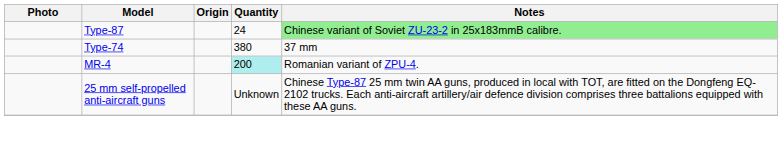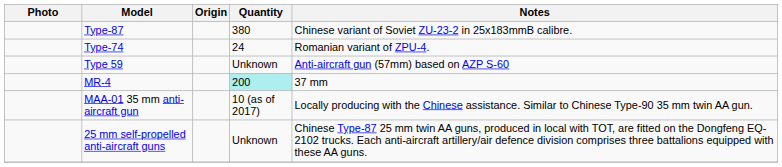(240, 30) 24 -> (241, 30) 380
(423, 30) lightgreen background -> (433, 30) no background
(243, 47) 380 -> (238, 47) 24
(301, 47) 37 mm -> (362, 47) Romanian variant of ZPU-4.
+ row: (103, 64)
(351, 64) Romanian variant of ZPU-4. -> (311, 82) 37 mm
+ row: (134, 105)
